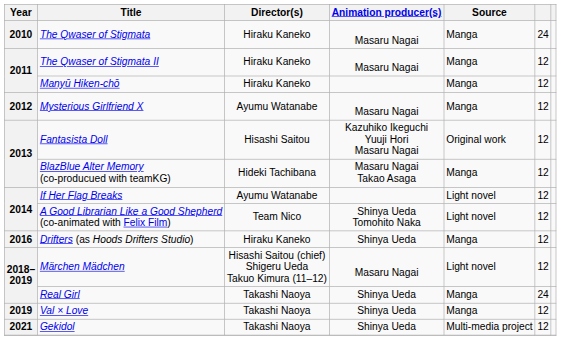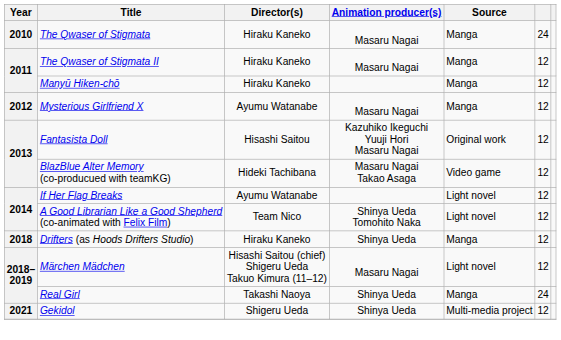(462, 173) Manga -> (473, 173) Video game
(21, 239) 2016 -> (21, 239) 2018
- row: (64, 311)
(277, 327) Takashi Naoya -> (277, 311) Shigeru Ueda
